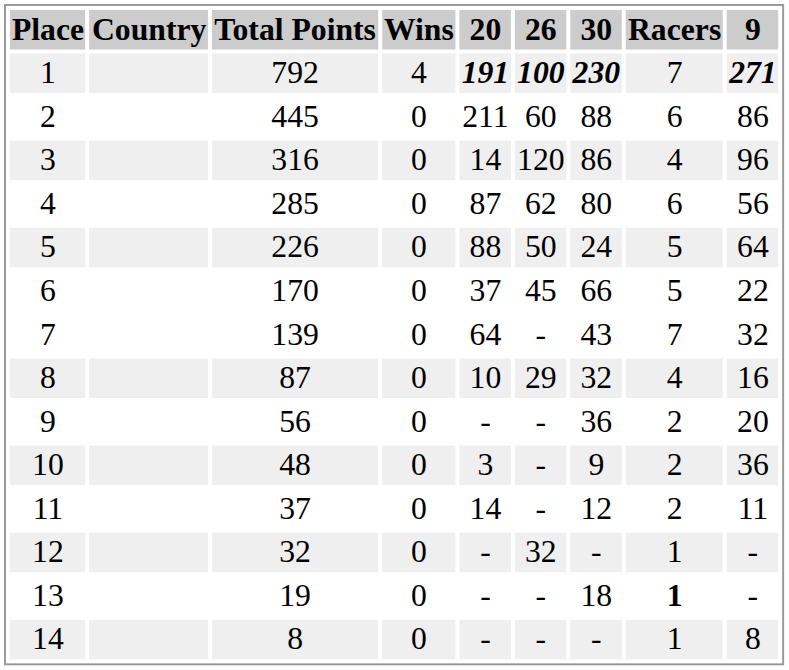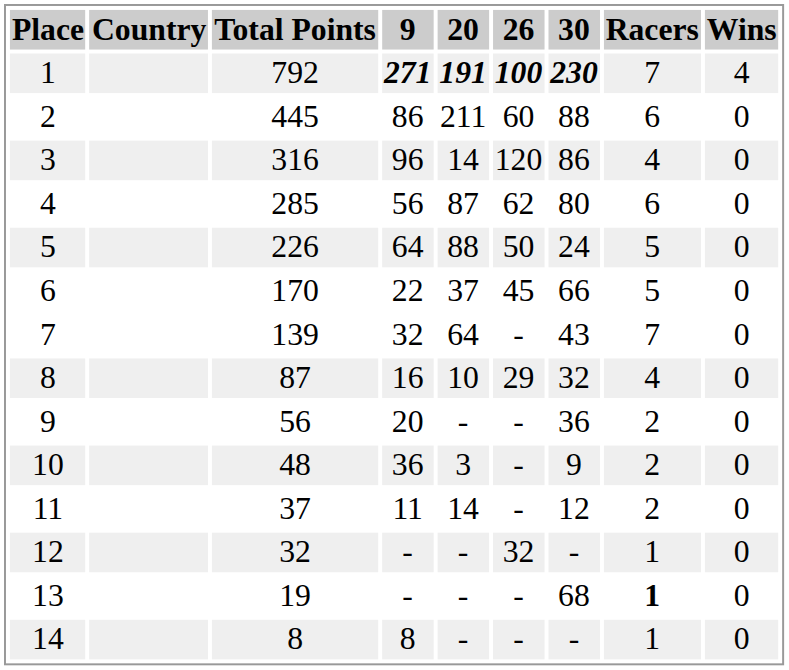columns swapped: (753, 29) <-> (419, 29)
(596, 595) 18 -> (574, 595) 68
